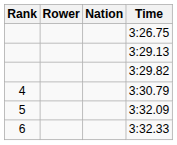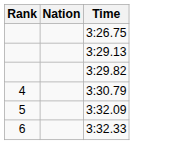- column: (61, 14)
